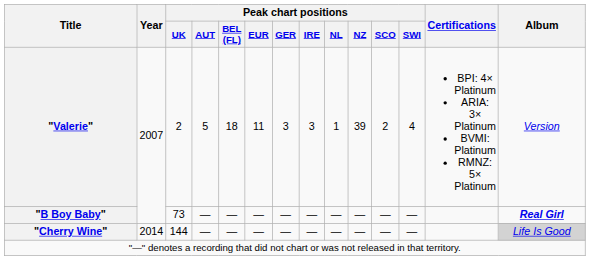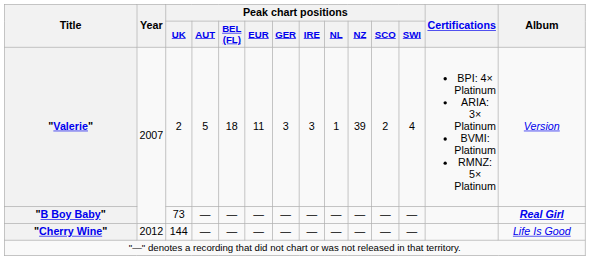(151, 232) 2014 -> (151, 232) 2012
(542, 232) lightgrey background -> (542, 232) no background
